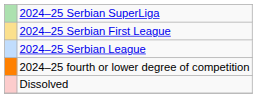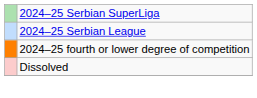- row: (95, 31)
